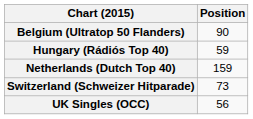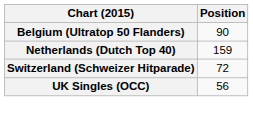- row: (101, 50)
(223, 86) 73 -> (223, 68) 72
